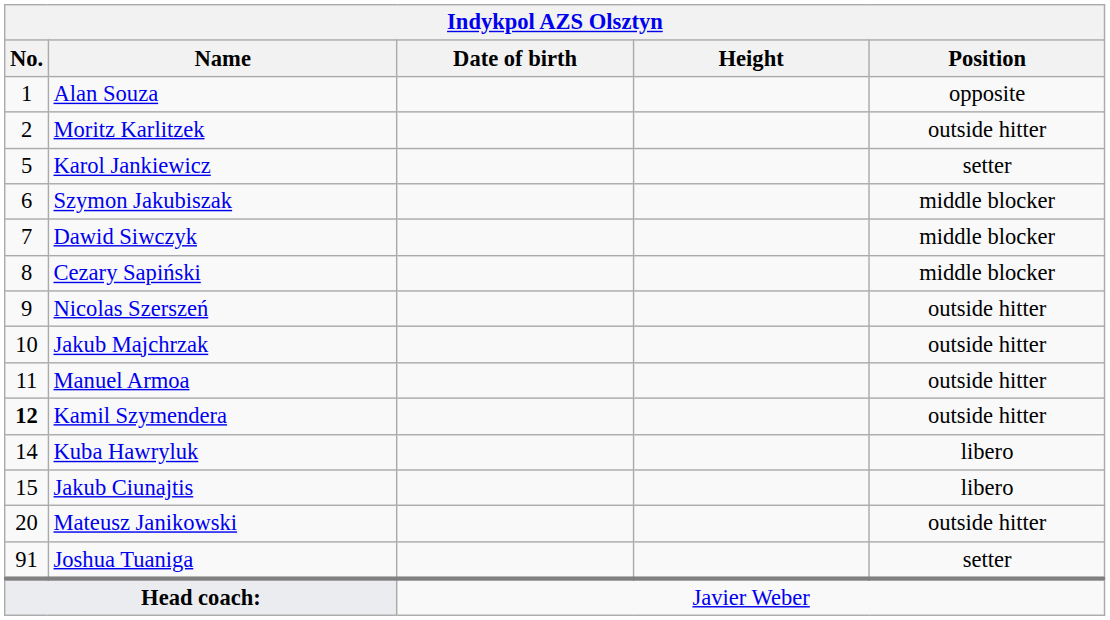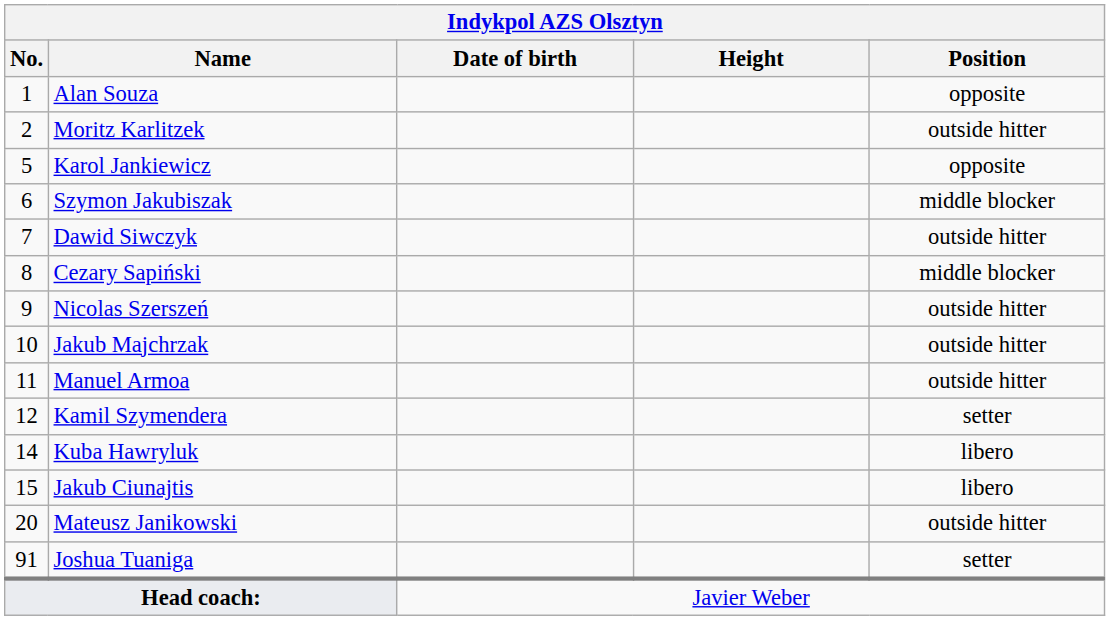(987, 165) setter -> (987, 165) opposite
(987, 237) middle blocker -> (987, 237) outside hitter
(27, 415) bold -> (27, 415) normal
(987, 415) outside hitter -> (987, 415) setter
